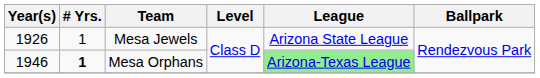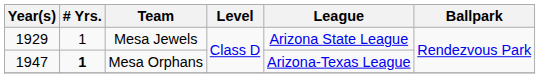(32, 39) 1926 -> (32, 39) 1929
(32, 62) 1946 -> (32, 62) 1947
(339, 62) lightgreen background -> (339, 62) no background
